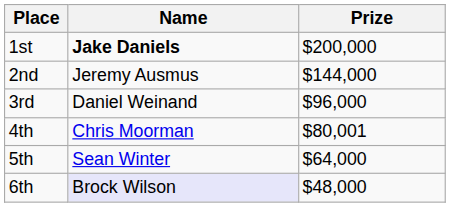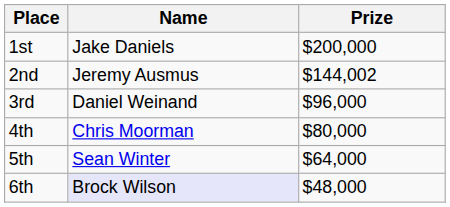(126, 46) bold -> (123, 46) normal
(340, 74) $144,000 -> (340, 74) $144,002
(335, 131) $80,001 -> (335, 131) $80,000
